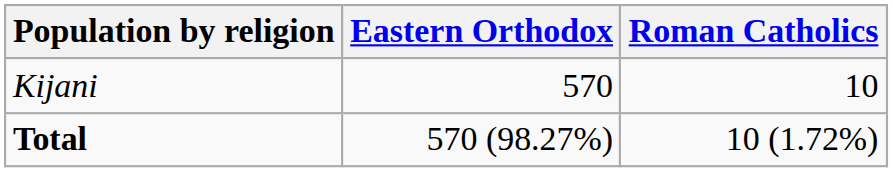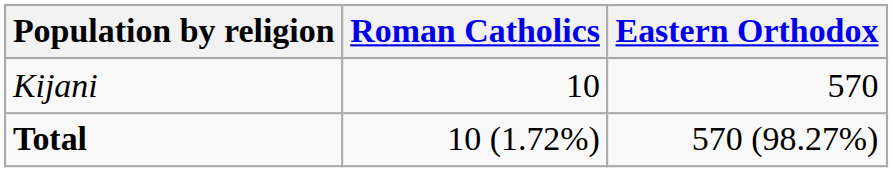columns swapped: (482, 31) <-> (754, 31)
